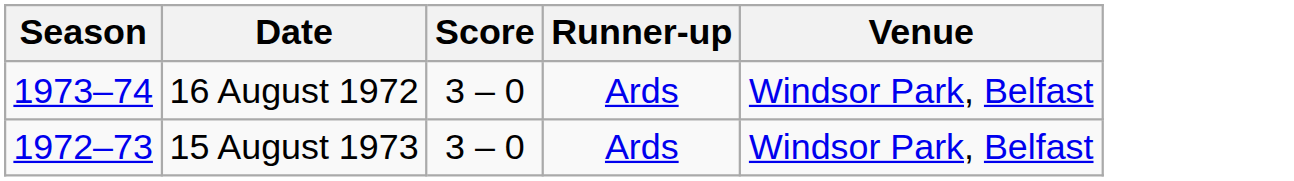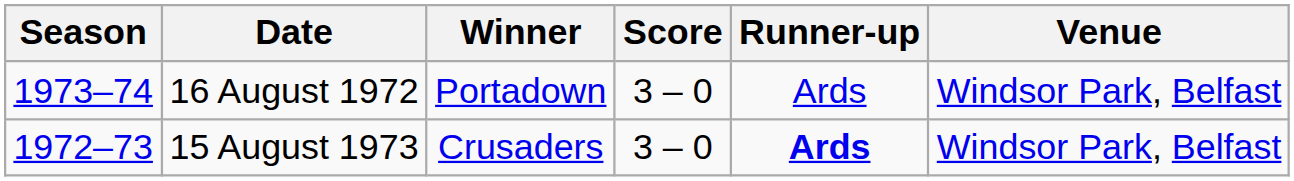+ column: (521, 32)
(642, 146) normal -> (830, 146) bold
